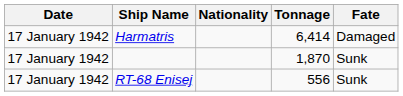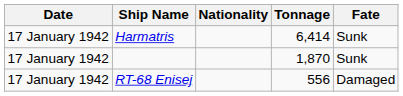(366, 36) Damaged -> (352, 36) Sunk
(352, 79) Sunk -> (366, 79) Damaged
